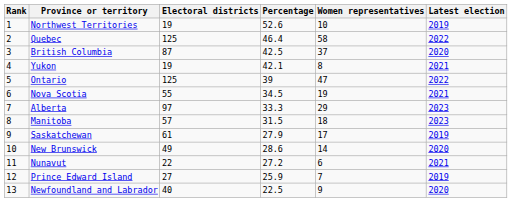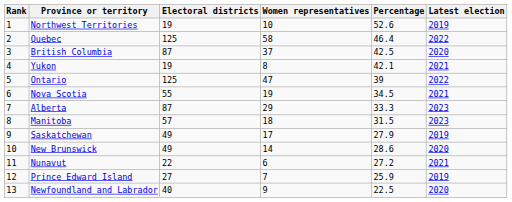columns swapped: (371, 11) <-> (288, 11)
(167, 108) 97 -> (167, 108) 87
(167, 135) 61 -> (167, 135) 49
